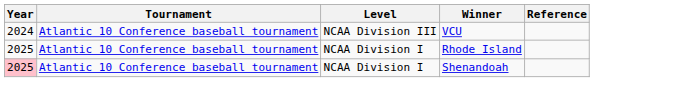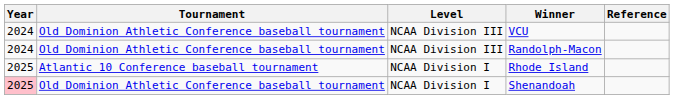(179, 31) Atlantic 10 Conference baseball tournament -> (212, 31) Old Dominion Athletic Conference baseball tournament
+ row: (555, 49)
(179, 67) Atlantic 10 Conference baseball tournament -> (212, 85) Old Dominion Athletic Conference baseball tournament
